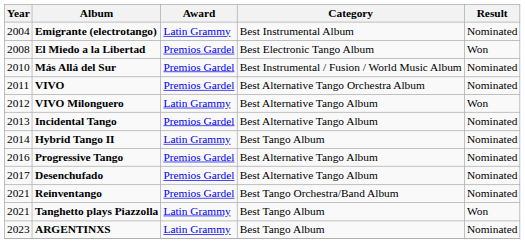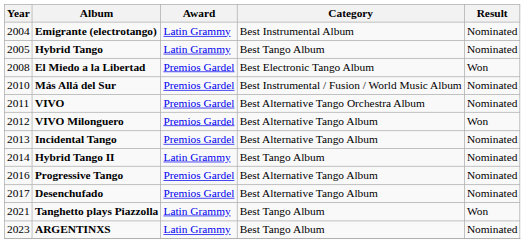+ row: (69, 49)
(197, 103) Latin Grammy -> (199, 121) Premios Gardel
- row: (68, 193)
